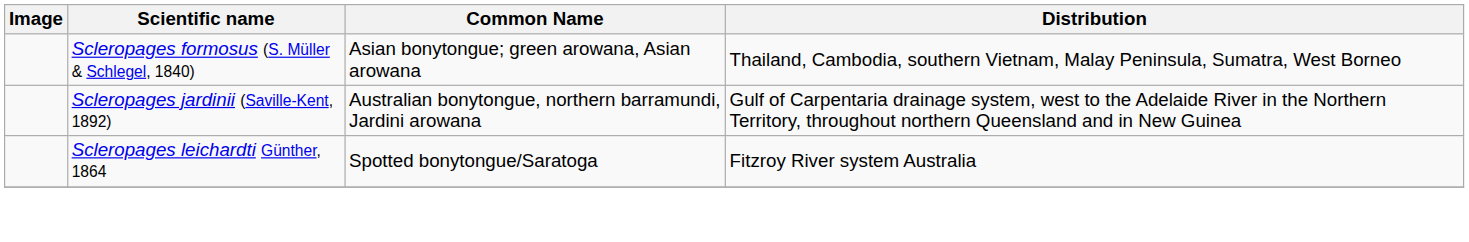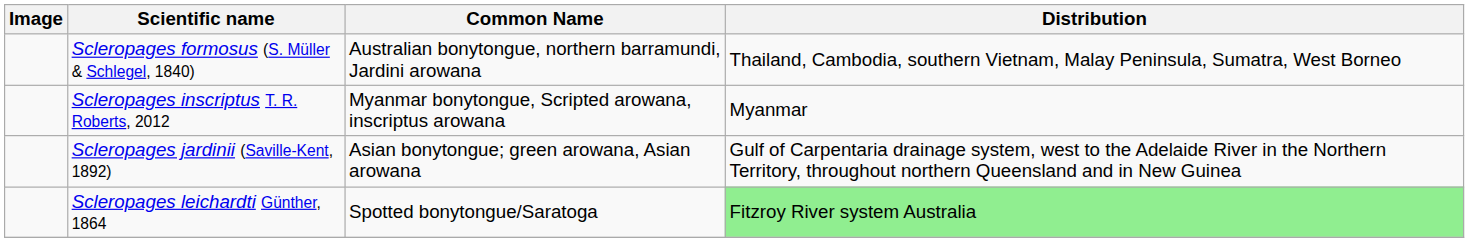(520, 59) Asian bonytongue; green arowana, Asian arowana -> (535, 59) Australian bonytongue, northern barramundi, Jardini arowana
+ row: (184, 110)
(535, 110) Australian bonytongue, northern barramundi, Jardini arowana -> (520, 161) Asian bonytongue; green arowana, Asian arowana
(853, 161) no background -> (853, 211) lightgreen background
